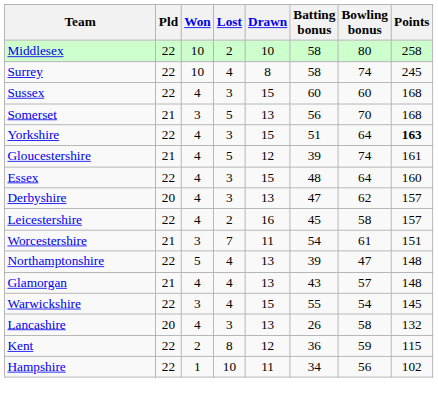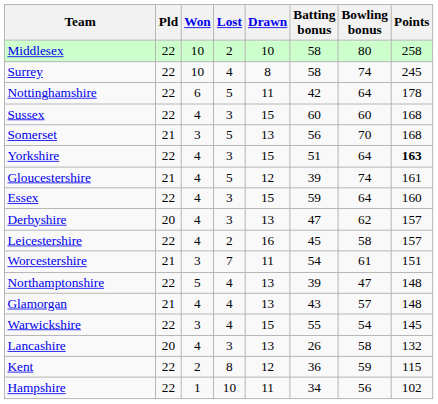+ row: (52, 93)
(314, 177) 48 -> (314, 198) 59
